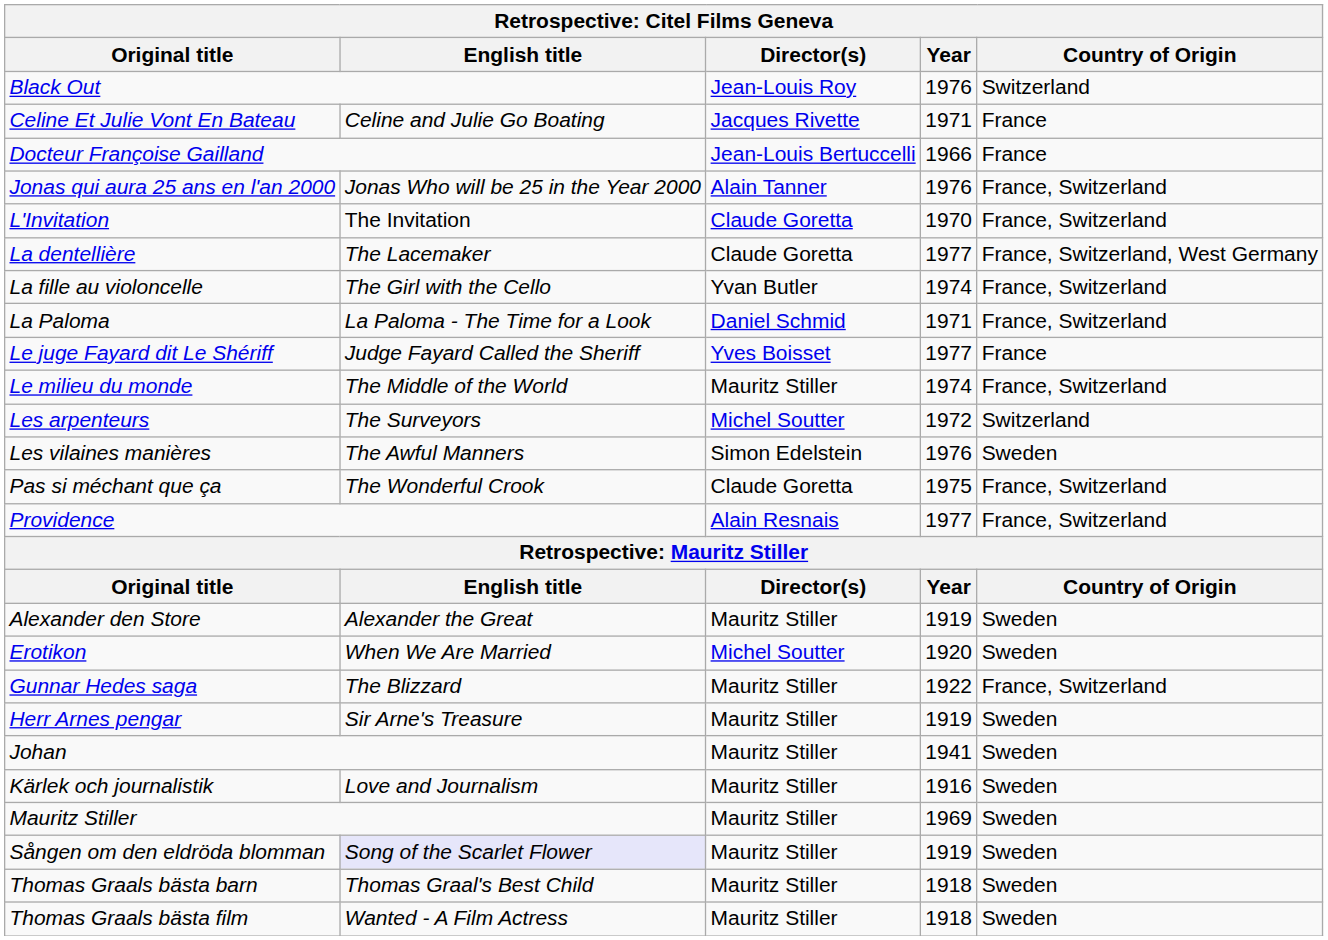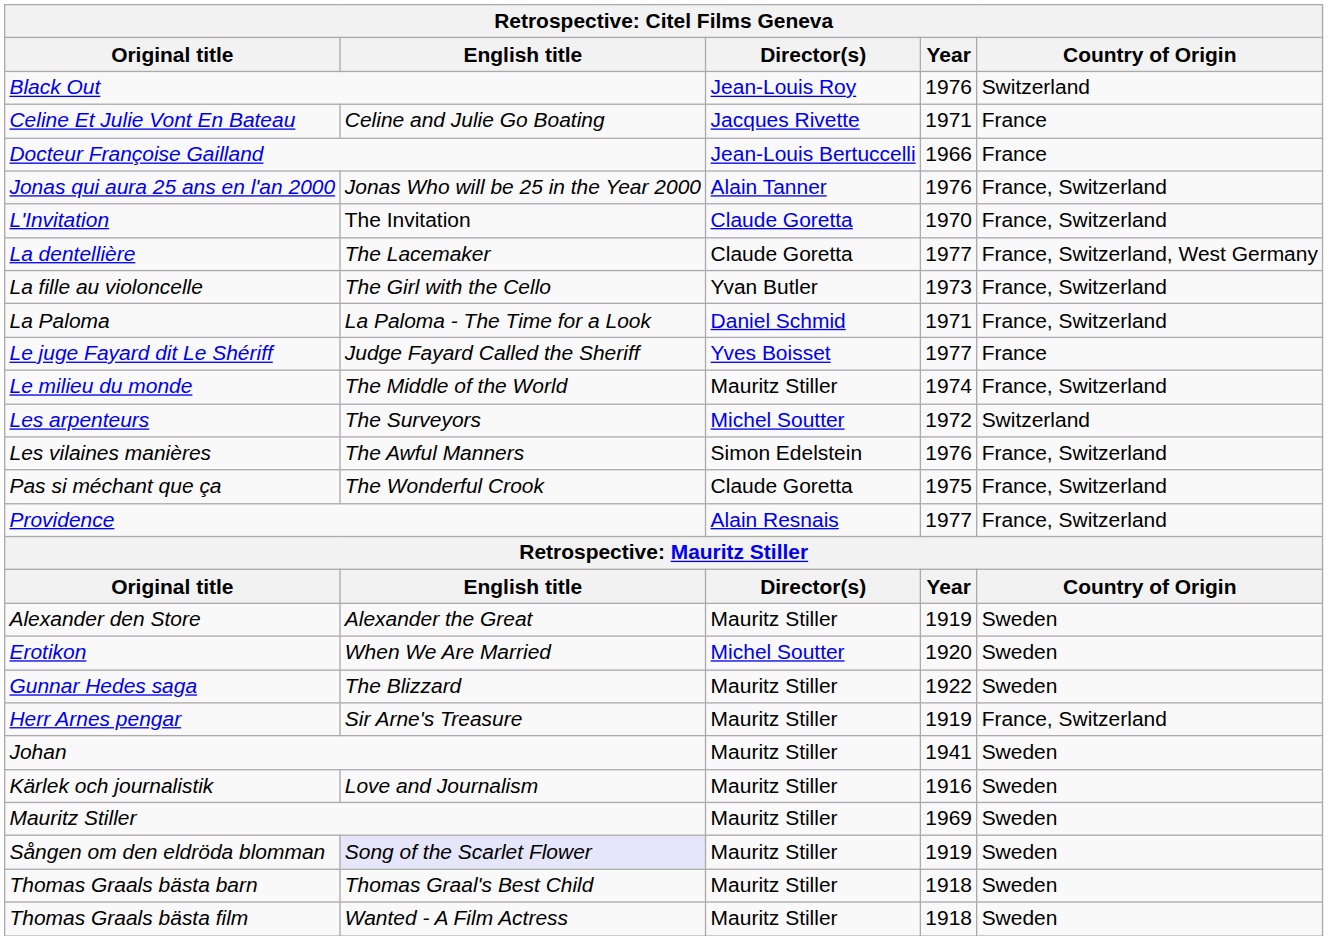(949, 287) 1974 -> (949, 287) 1973
(1020, 453) Sweden -> (1074, 453) France, Switzerland
(1074, 685) France, Switzerland -> (1020, 685) Sweden
(1020, 719) Sweden -> (1074, 719) France, Switzerland
